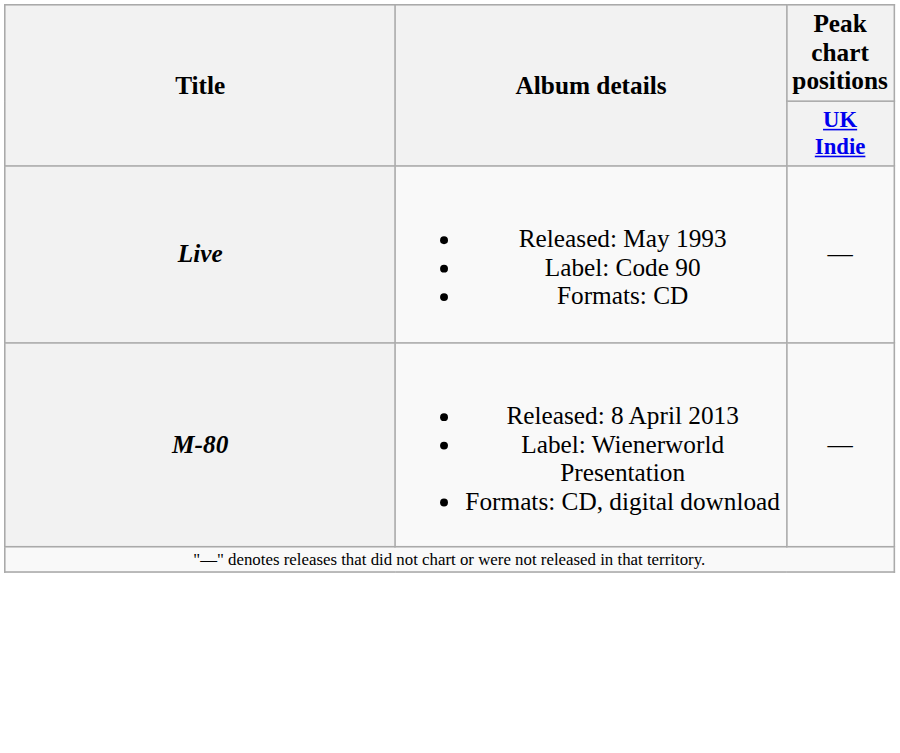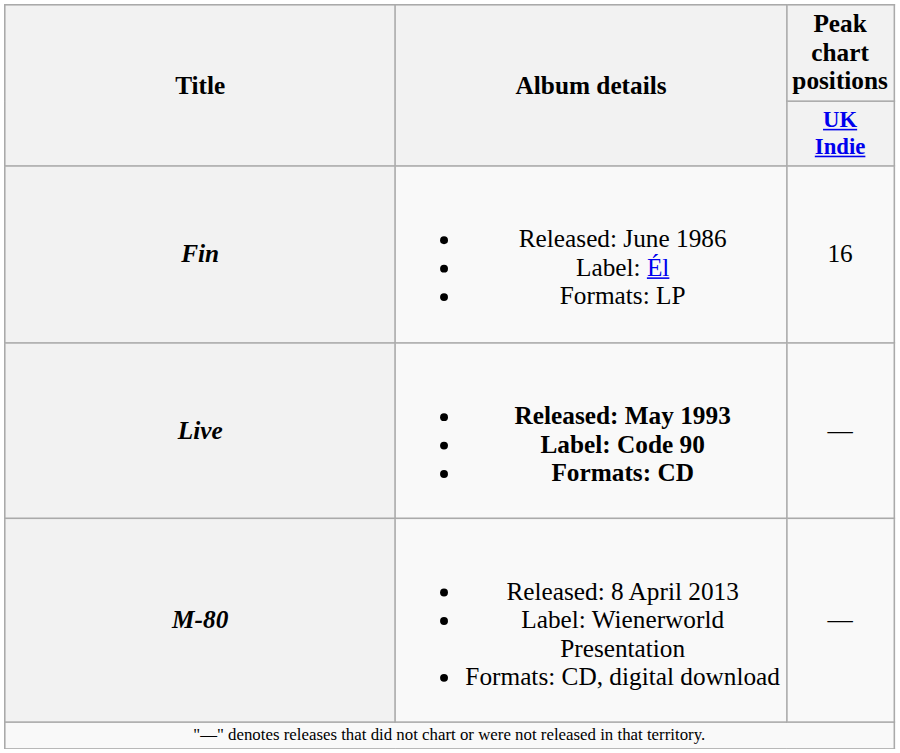+ row: (200, 253)
(591, 268) normal -> (591, 444) bold
